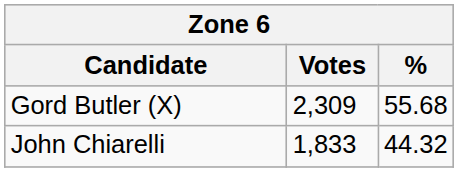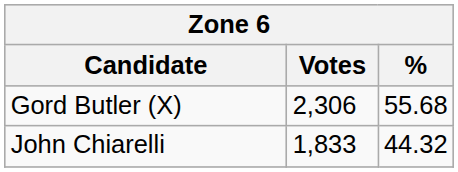(325, 105) 2,309 -> (325, 105) 2,306
